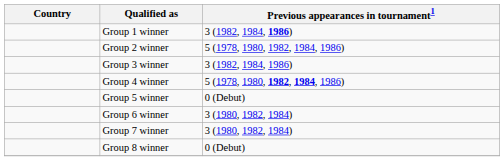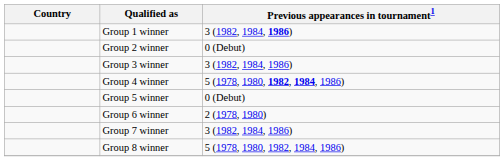(275, 48) 5 (1978, 1980, 1982, 1984, 1986) -> (225, 48) 0 (Debut)
(249, 114) 3 (1980, 1982, 1984) -> (236, 114) 2 (1978, 1980)
(249, 131) 3 (1980, 1982, 1984) -> (249, 131) 3 (1982, 1984, 1986)
(225, 147) 0 (Debut) -> (275, 147) 5 (1978, 1980, 1982, 1984, 1986)
